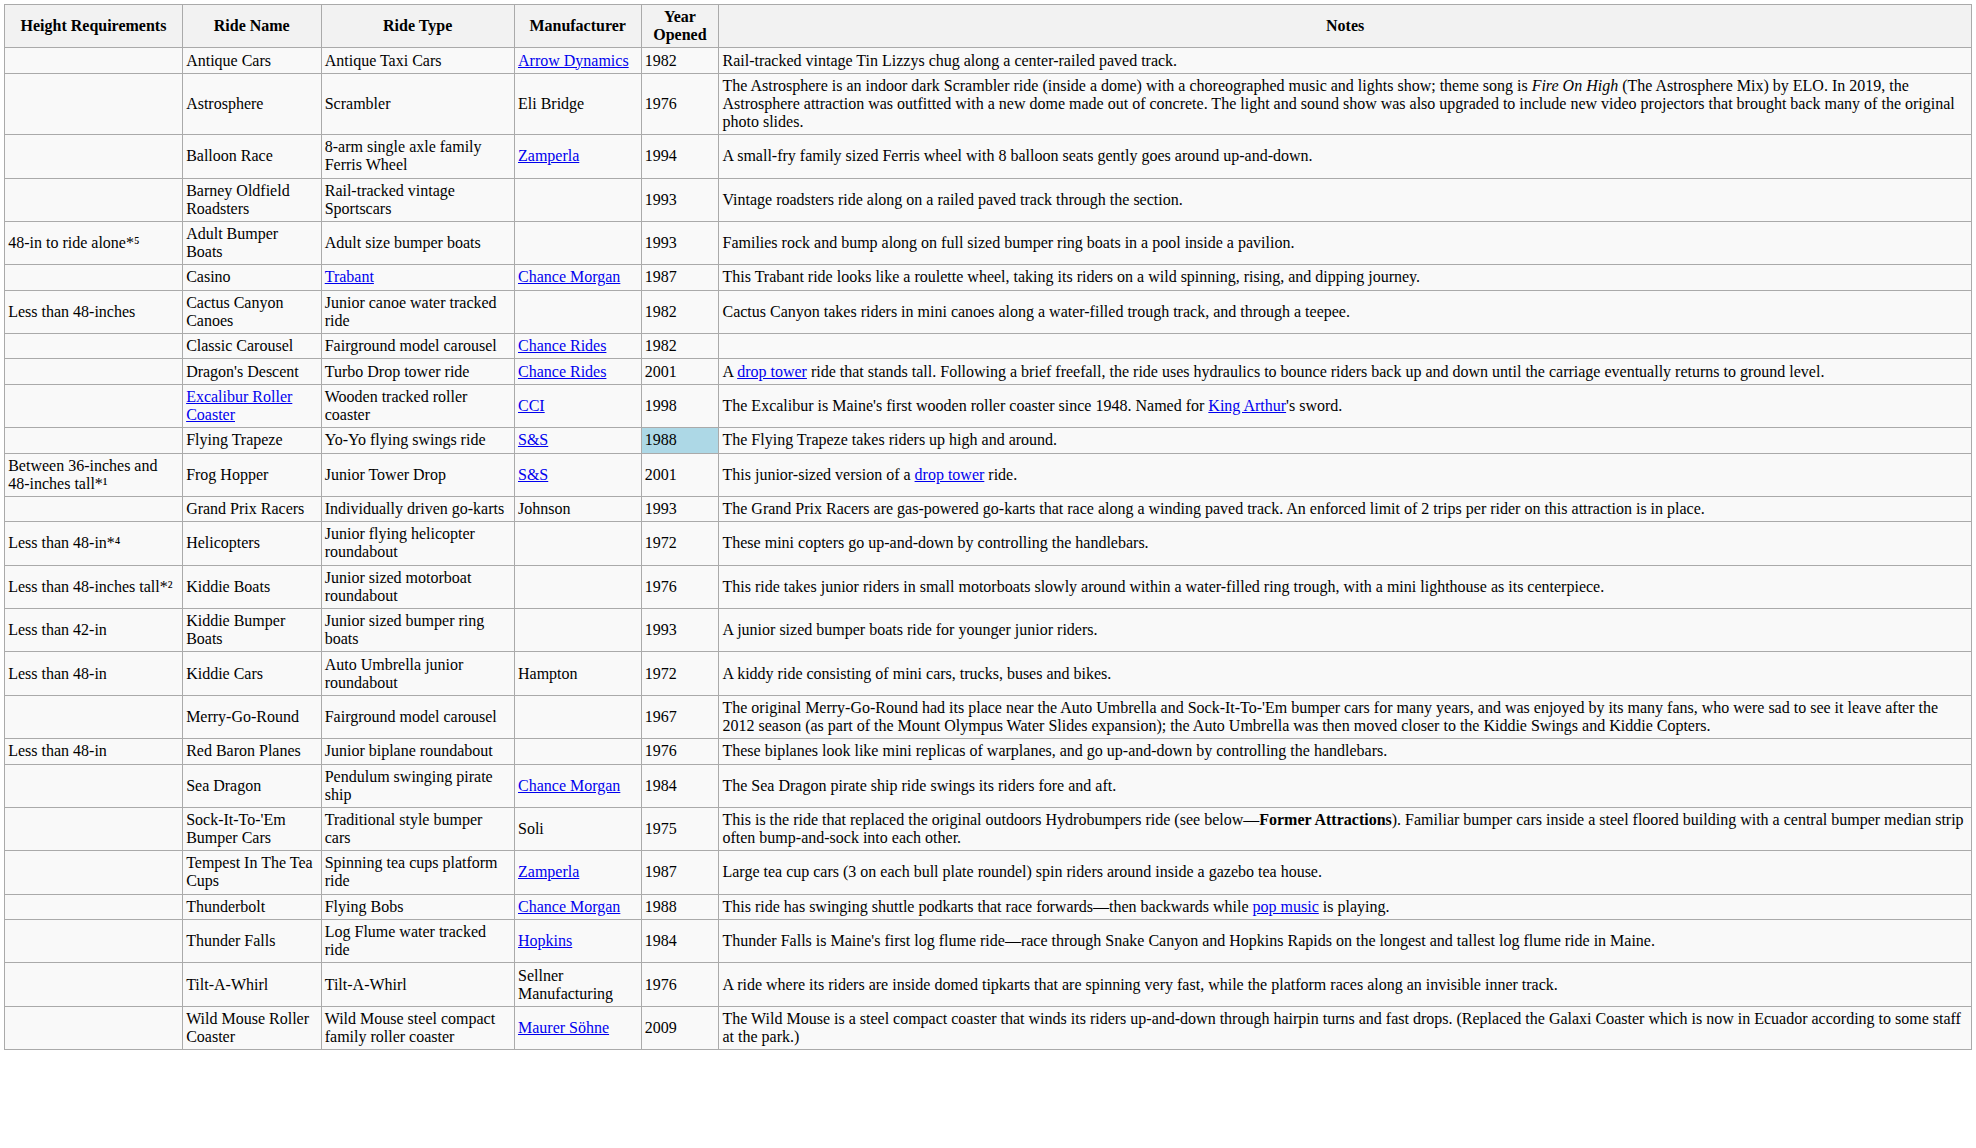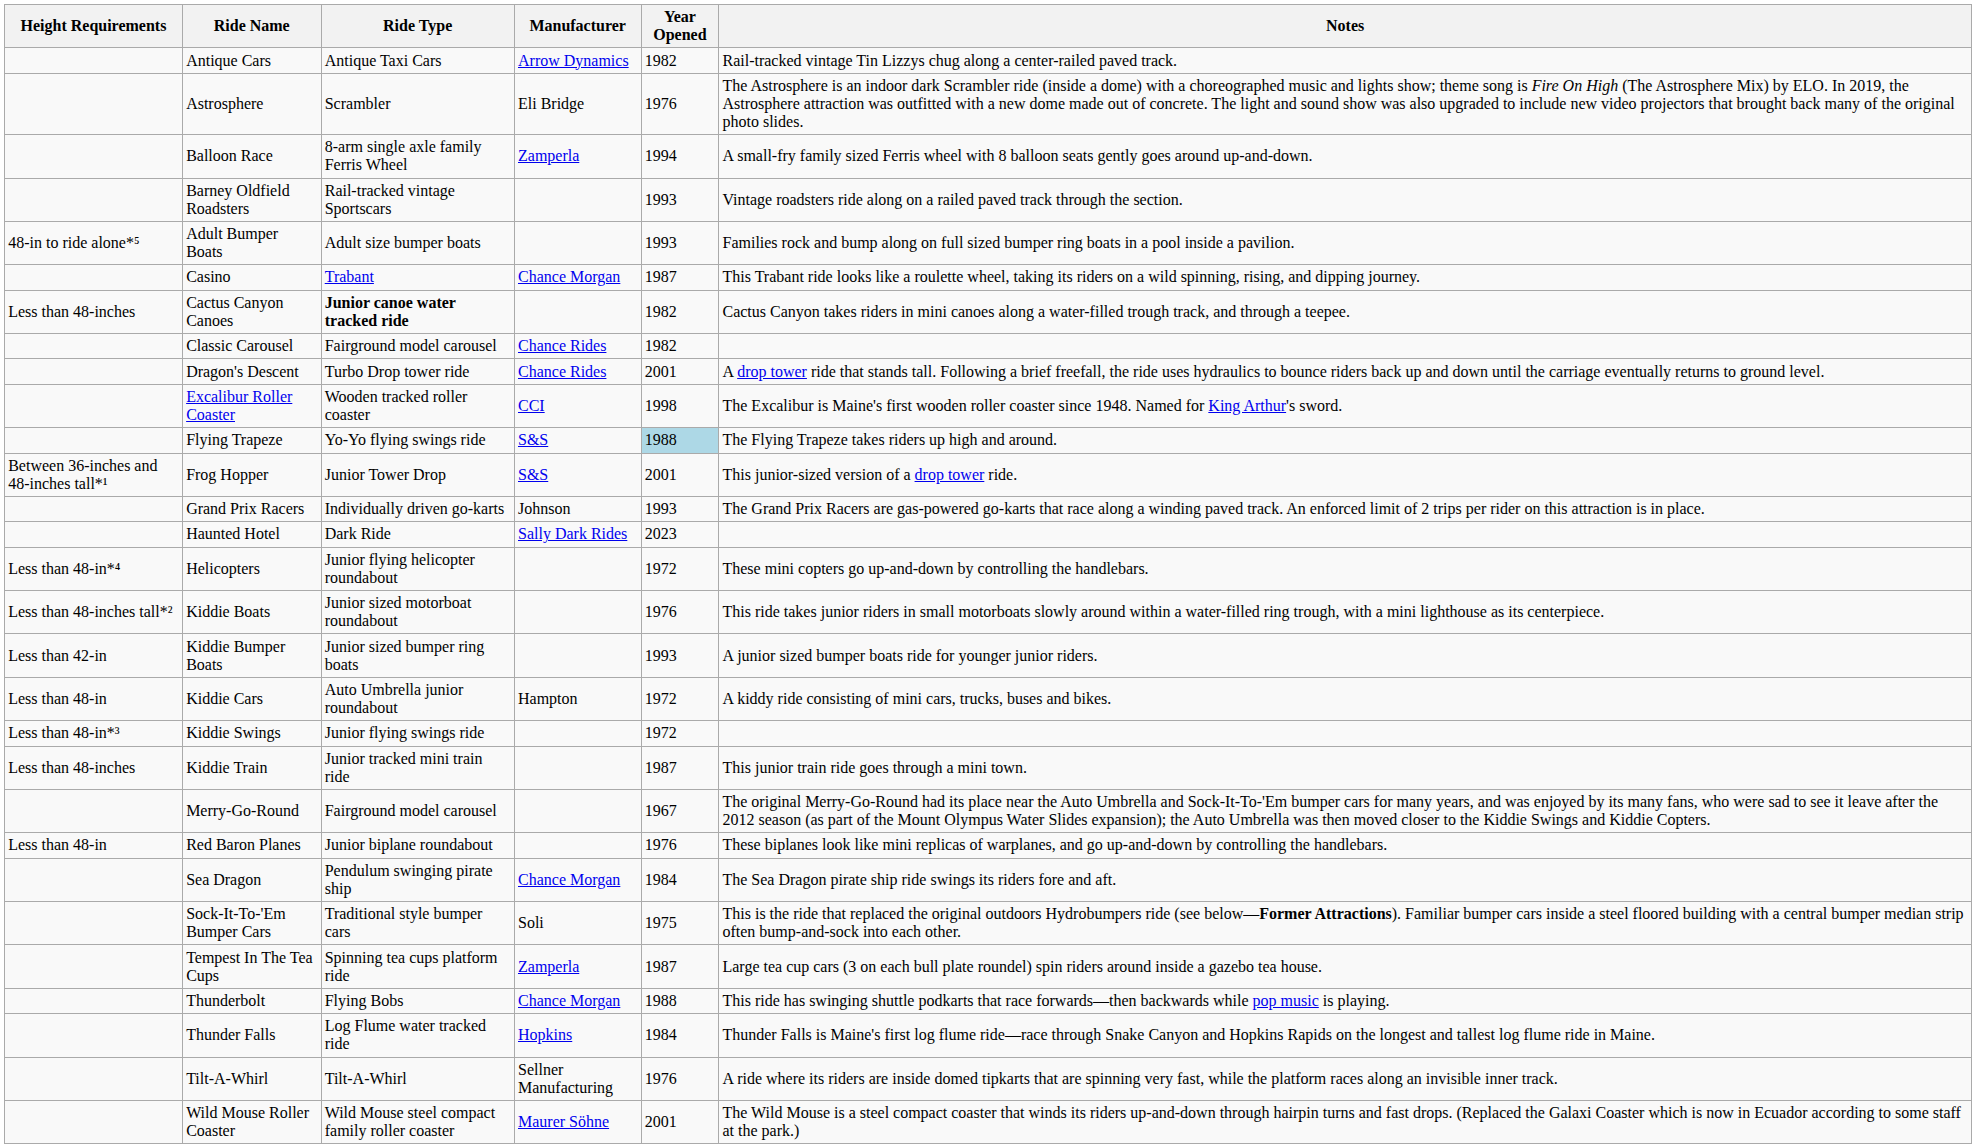(411, 311) normal -> (390, 311) bold
+ row: (233, 534)
+ row: (233, 733)
+ row: (227, 767)
(661, 1027) 2009 -> (661, 1122) 2001
